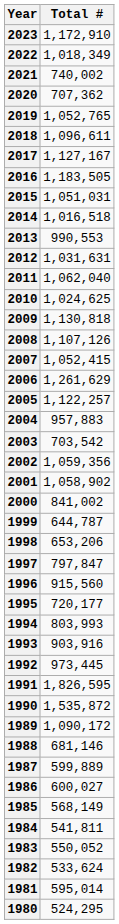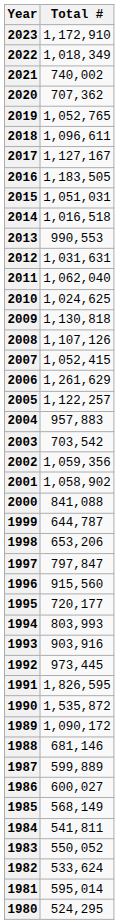(77, 503) 841,002 -> (77, 503) 841,088
